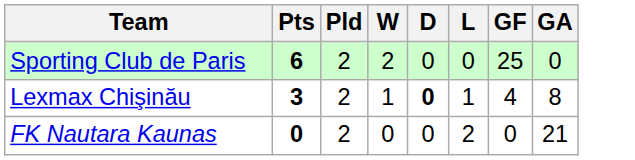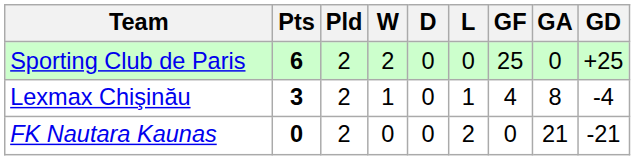+ column: (603, 23)
(428, 97) bold -> (428, 97) normal
